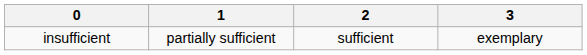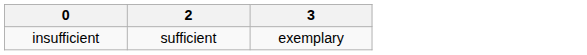- column: (221, 15)
